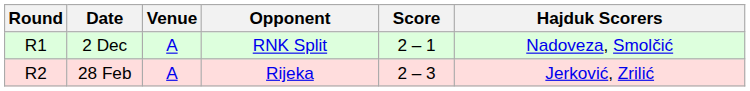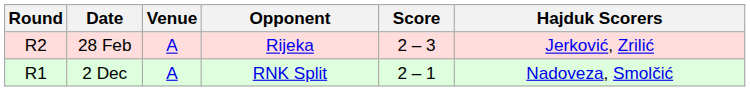rows swapped: (105, 46) <-> (105, 73)
